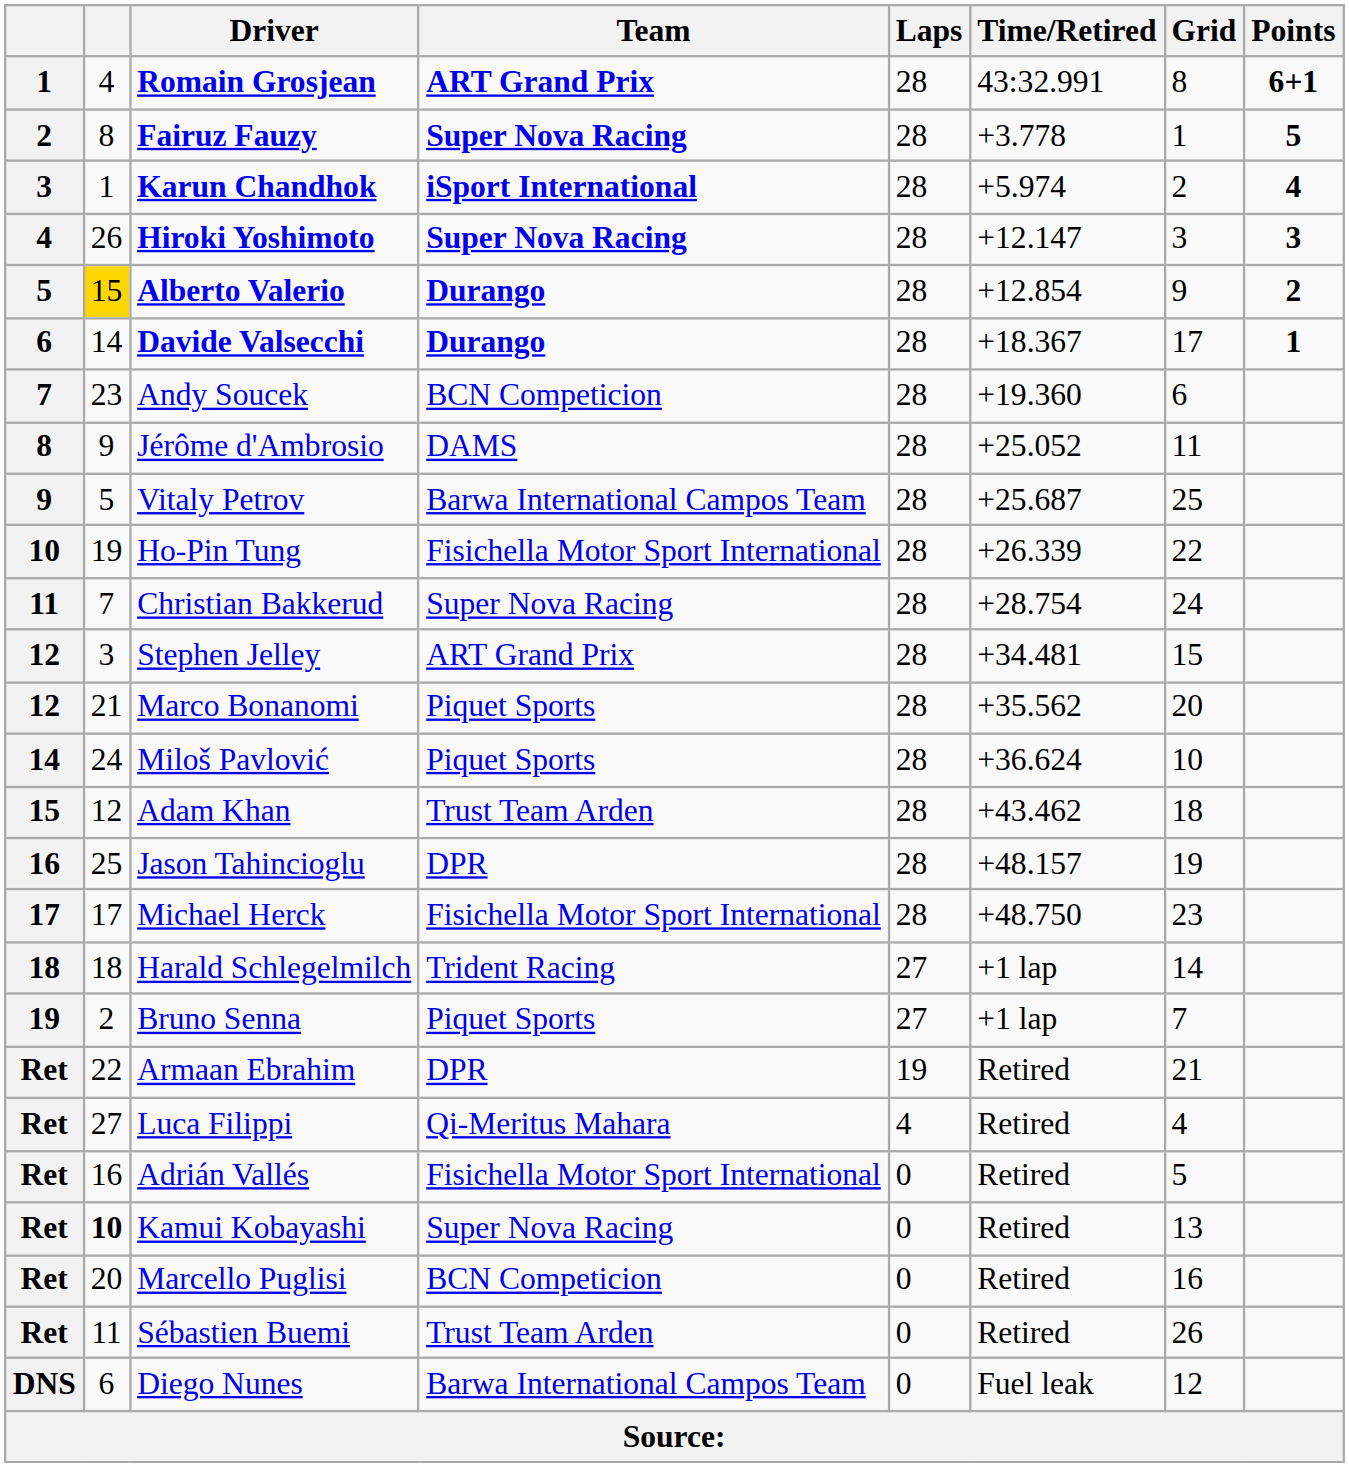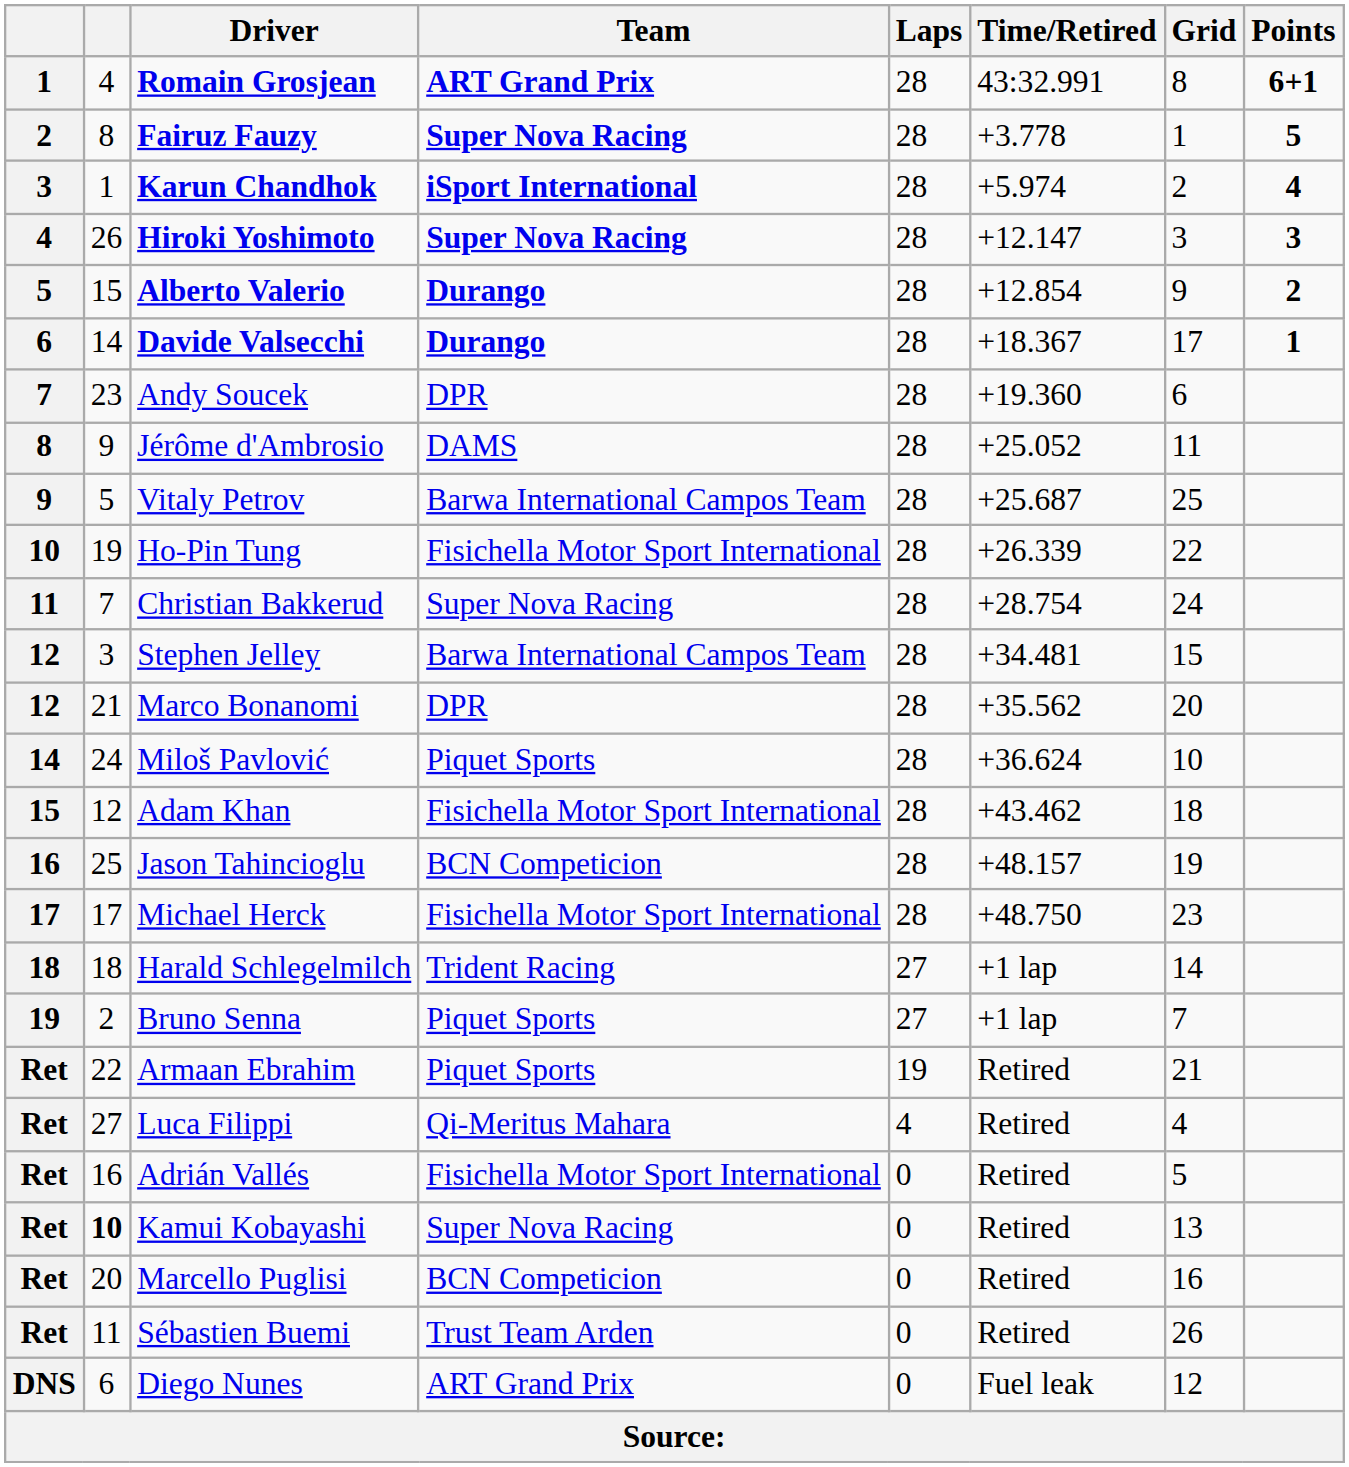(106, 290) gold background -> (106, 290) no background
(544, 394) BCN Competicion -> (457, 394) DPR
(530, 654) ART Grand Prix -> (646, 654) Barwa International Campos Team
(511, 706) Piquet Sports -> (457, 706) DPR
(540, 810) Trust Team Arden -> (654, 810) Fisichella Motor Sport International
(457, 863) DPR -> (544, 863) BCN Competicion
(457, 1071) DPR -> (511, 1071) Piquet Sports
(646, 1383) Barwa International Campos Team -> (530, 1383) ART Grand Prix
